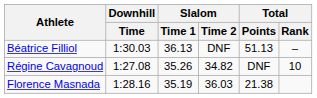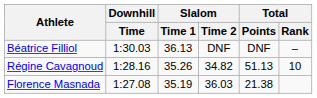(259, 49) 51.13 -> (259, 49) DNF
(132, 67) 1:27.08 -> (132, 67) 1:28.16
(259, 67) DNF -> (259, 67) 51.13
(132, 85) 1:28.16 -> (132, 85) 1:27.08
